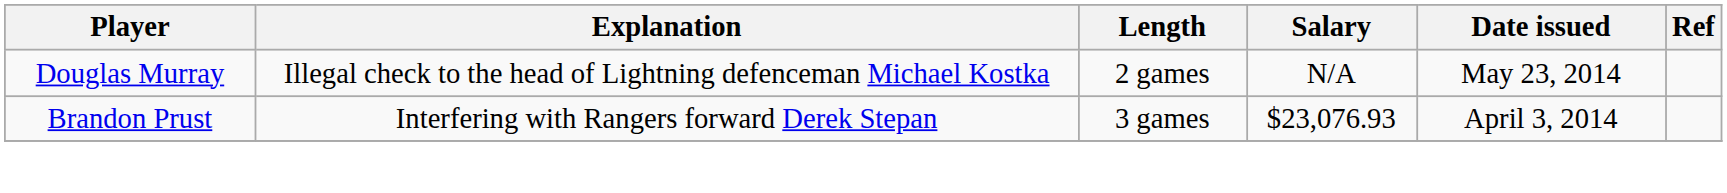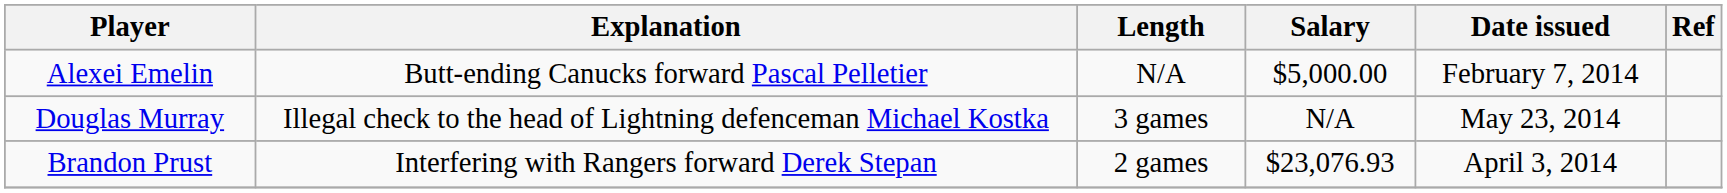+ row: (130, 72)
(1162, 72) 2 games -> (1161, 118) 3 games
(1162, 118) 3 games -> (1161, 163) 2 games
